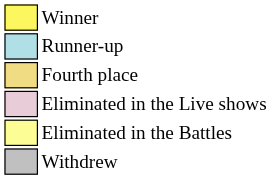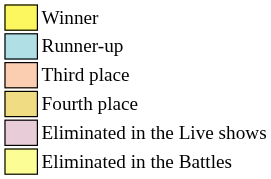+ row: (86, 75)
- row: (80, 161)
